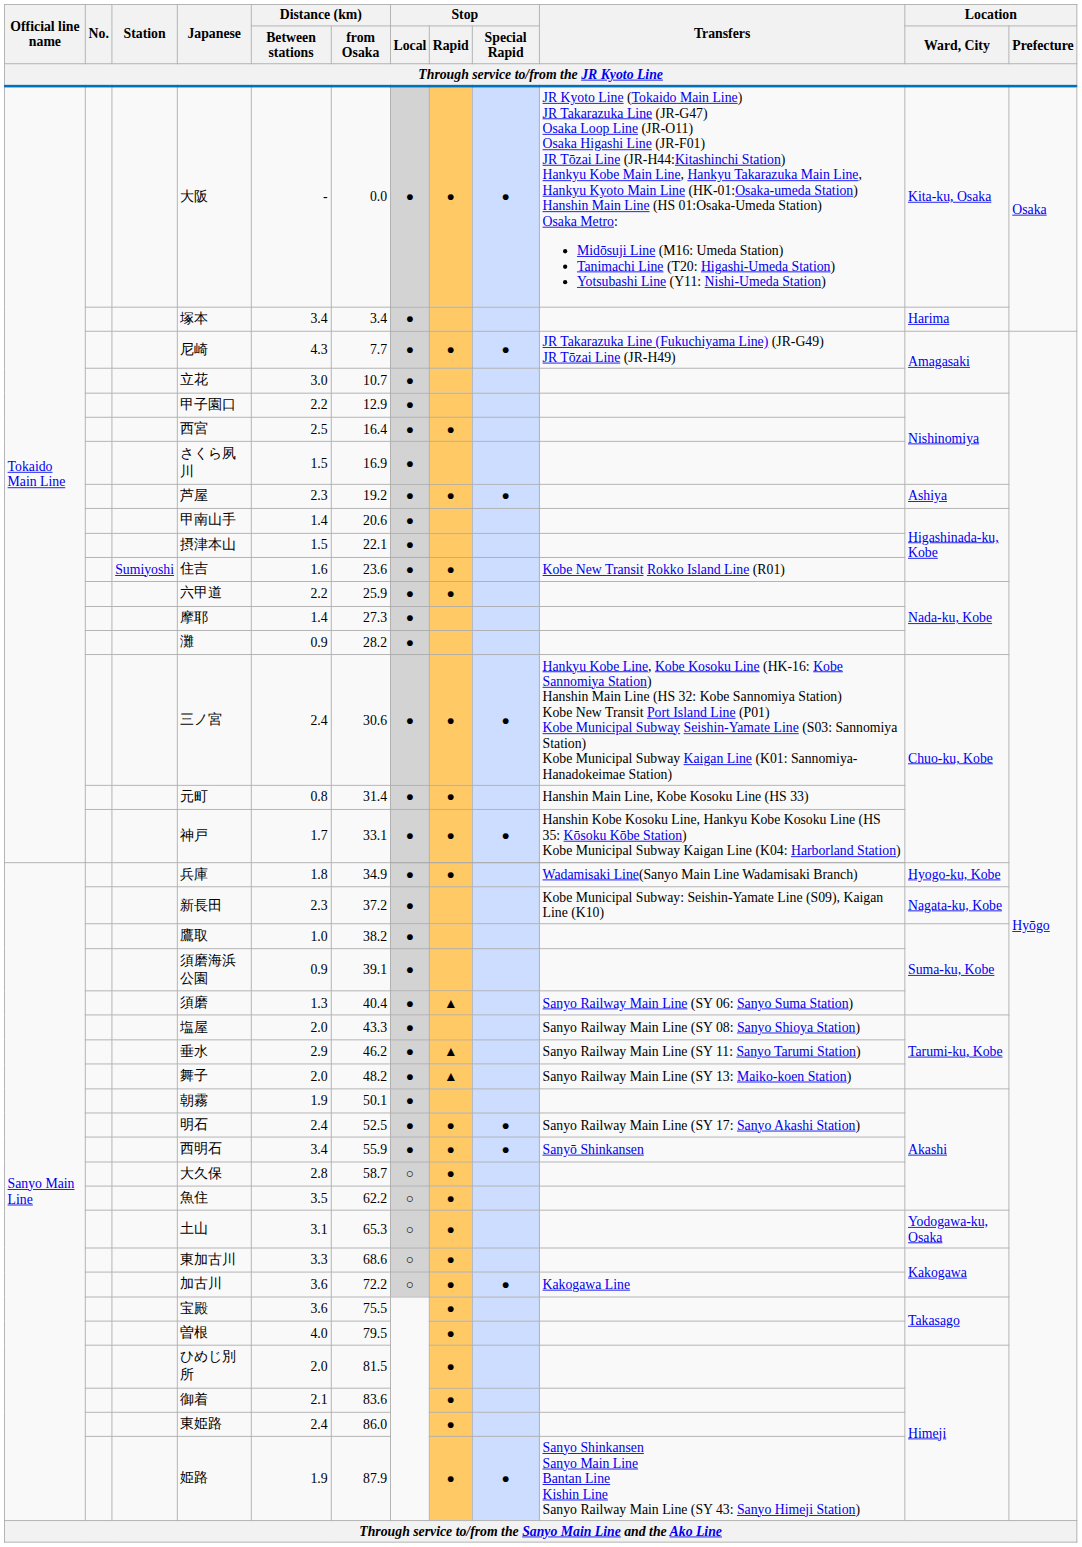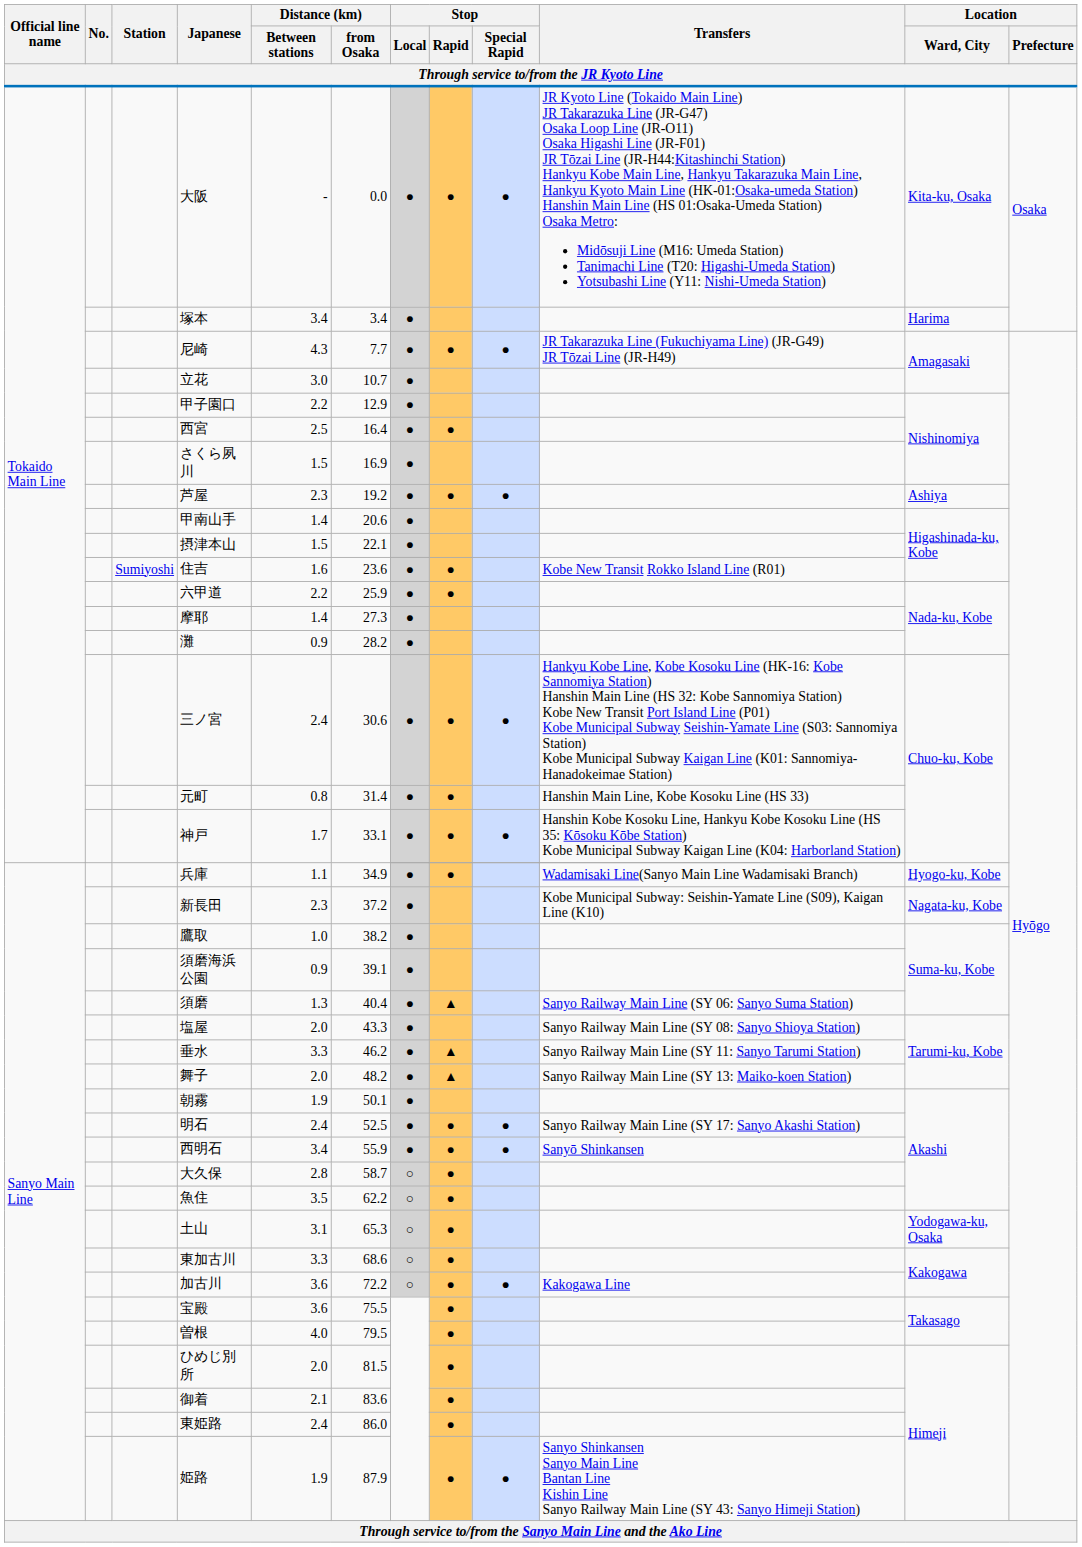(319, 874) 1.8 -> (319, 874) 1.1
(319, 1051) 2.9 -> (319, 1051) 3.3
